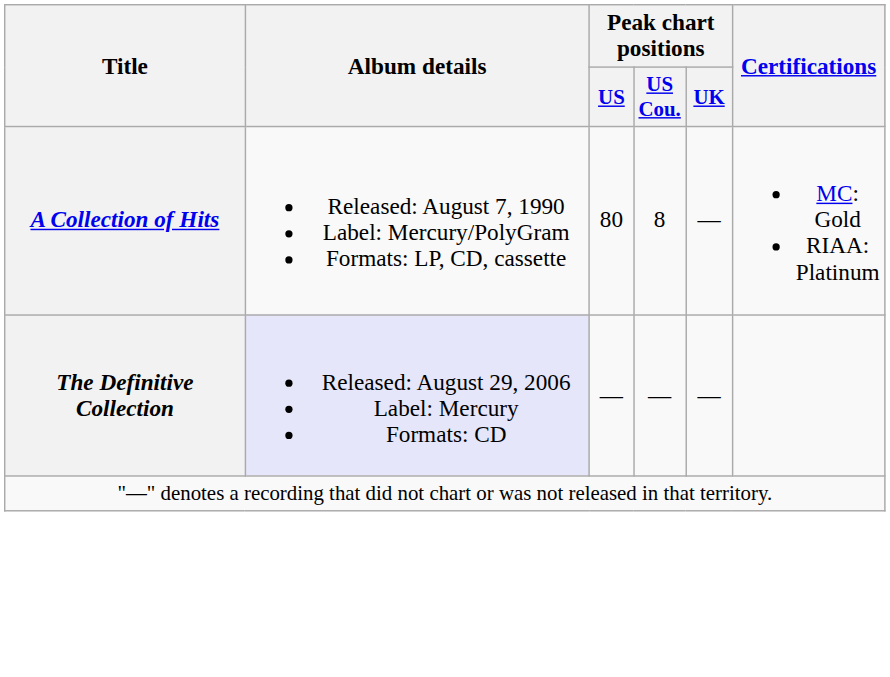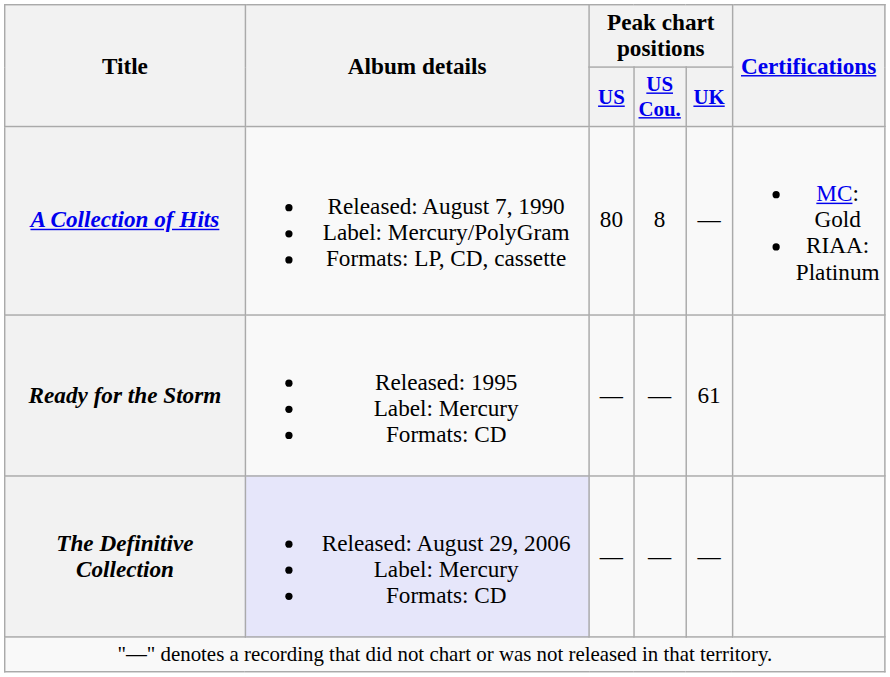+ row: (125, 394)
